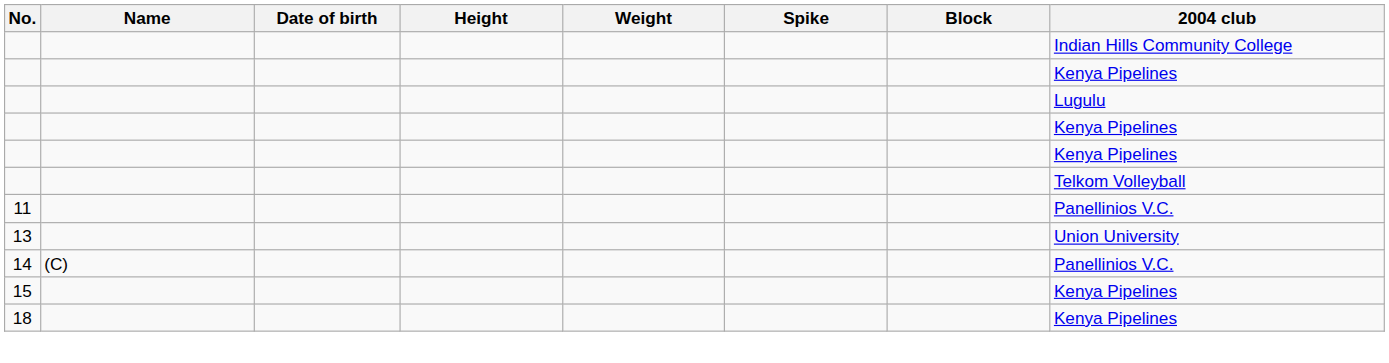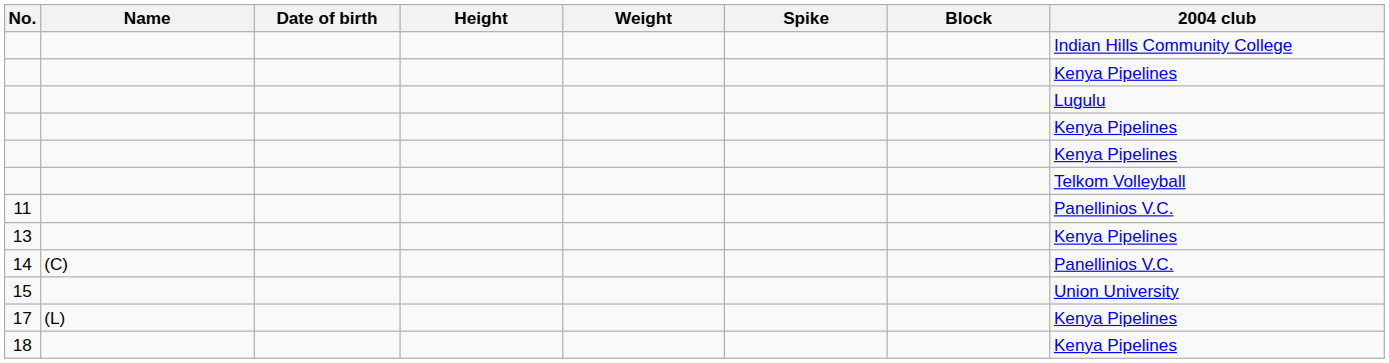(1116, 236) Union University -> (1115, 236) Kenya Pipelines
(1115, 290) Kenya Pipelines -> (1116, 290) Union University
+ row: (22, 317)
